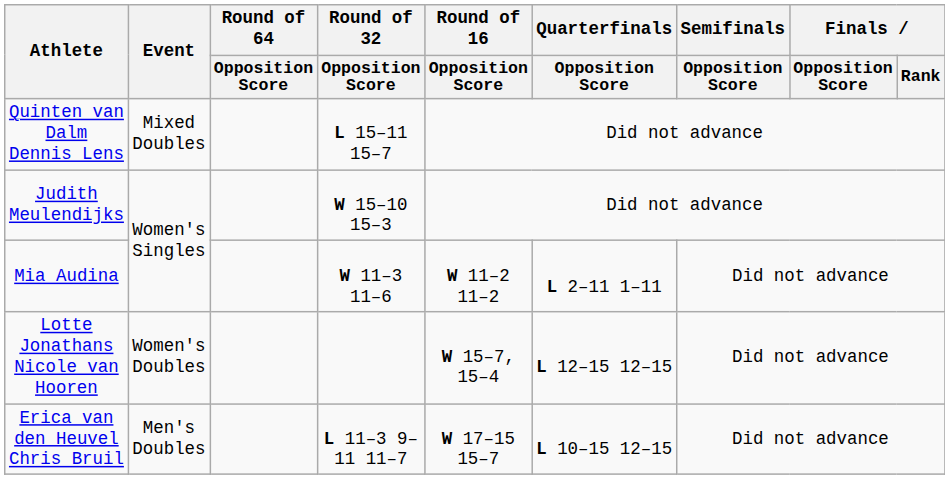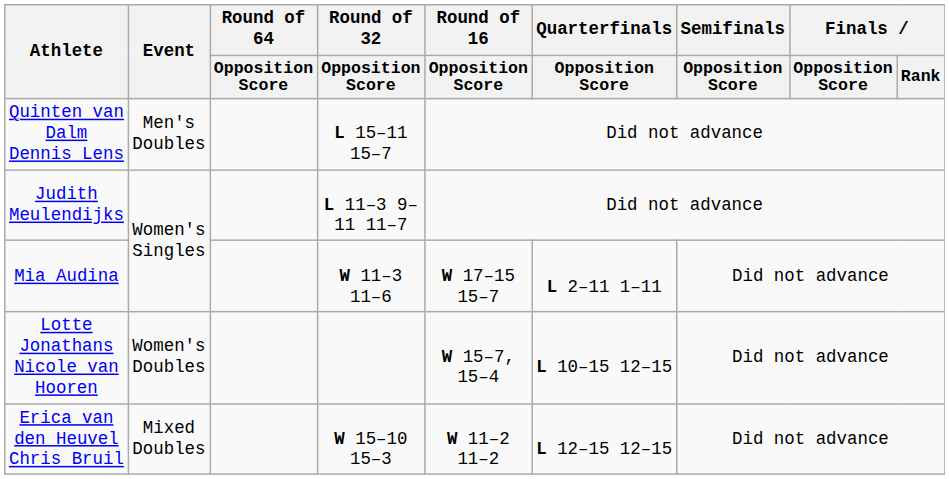(169, 134) Mixed Doubles -> (169, 134) Men's Doubles
(371, 215) W 15–10 15–3 -> (371, 215) L 11–3 9–11 11–7
(478, 286) W 11–2 11–2 -> (478, 286) W 17–15 15–7
(604, 368) L 12–15 12–15 -> (604, 368) L 10–15 12–15
(169, 439) Men's Doubles -> (169, 439) Mixed Doubles
(371, 449) L 11–3 9–11 11–7 -> (371, 449) W 15–10 15–3
(478, 449) W 17–15 15–7 -> (478, 449) W 11–2 11–2
(604, 449) L 10–15 12–15 -> (604, 449) L 12–15 12–15
